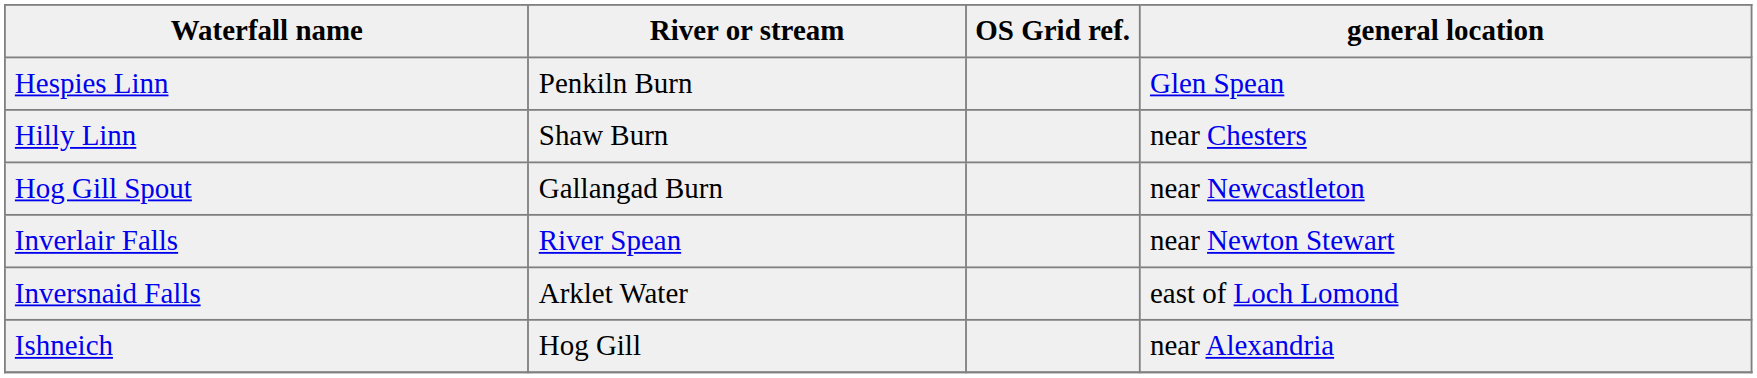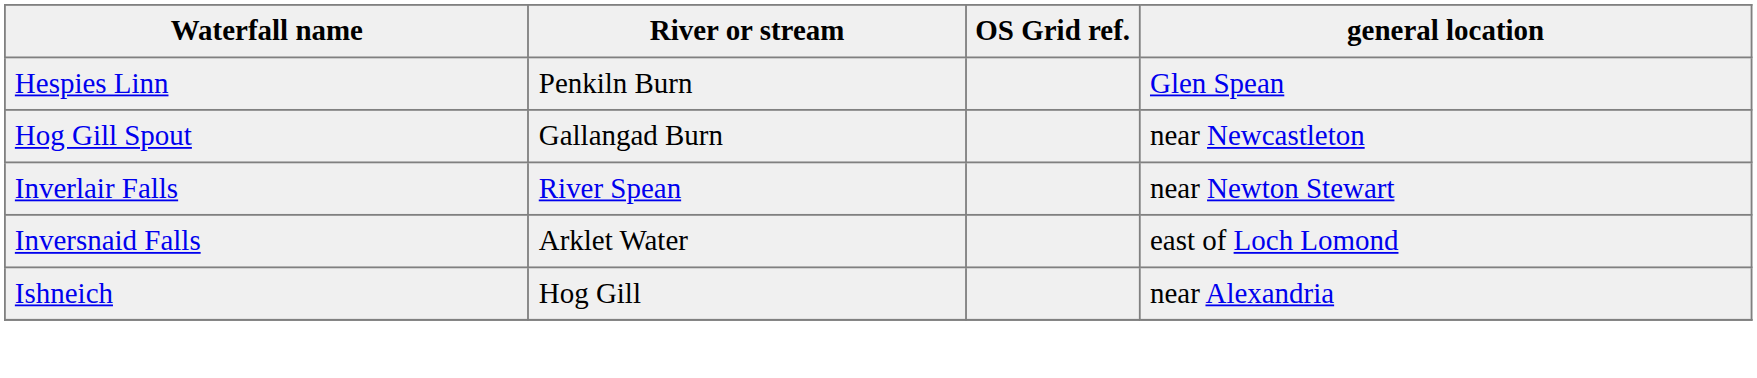- row: (76, 135)
